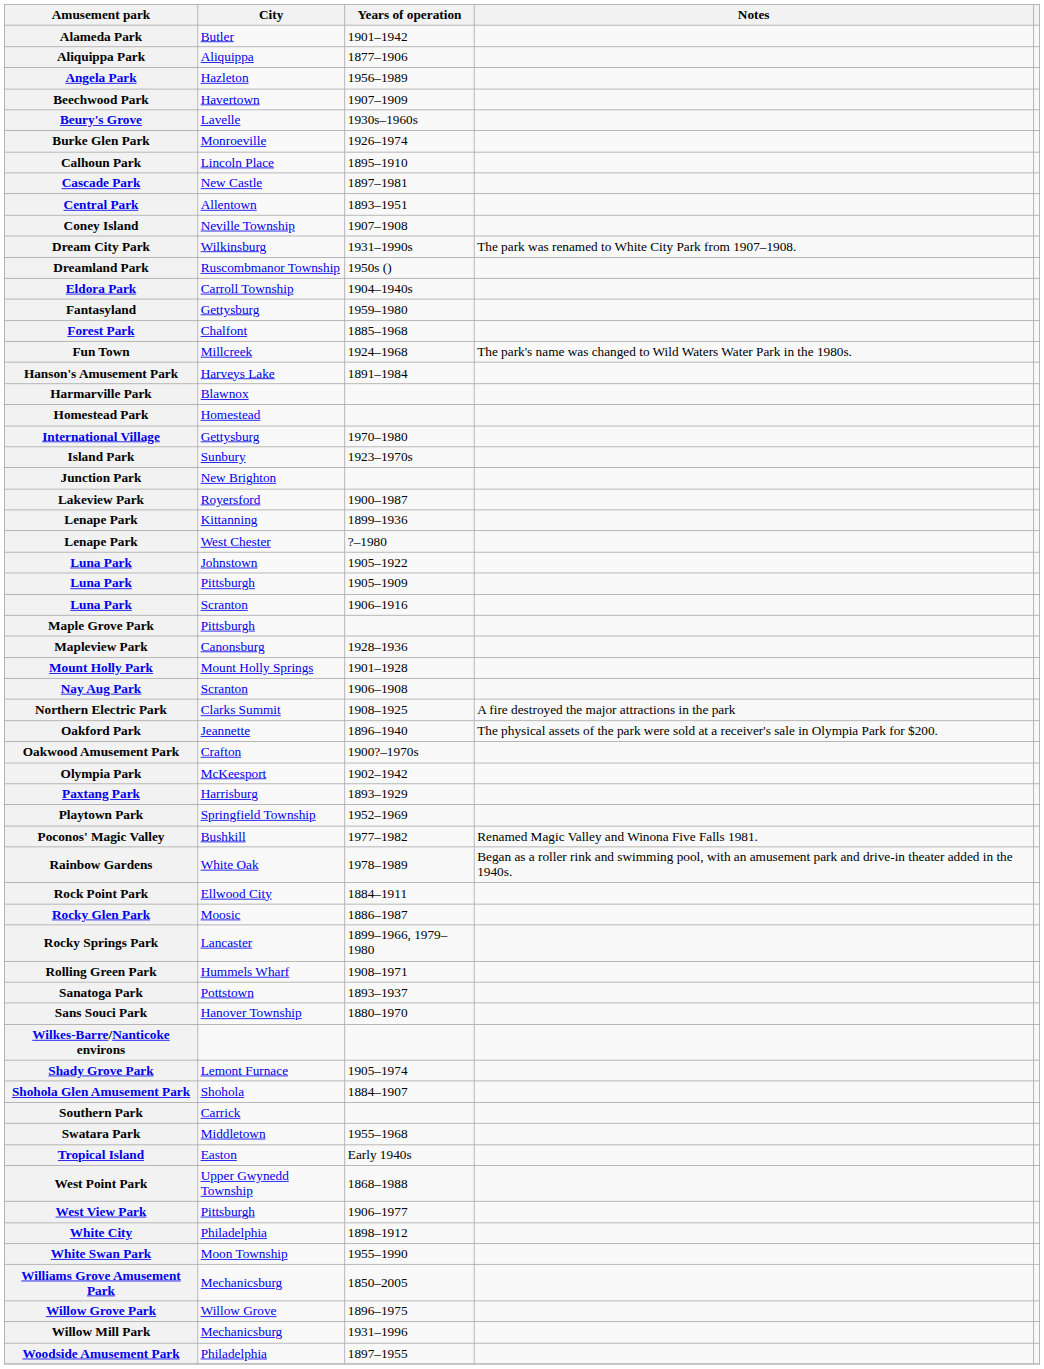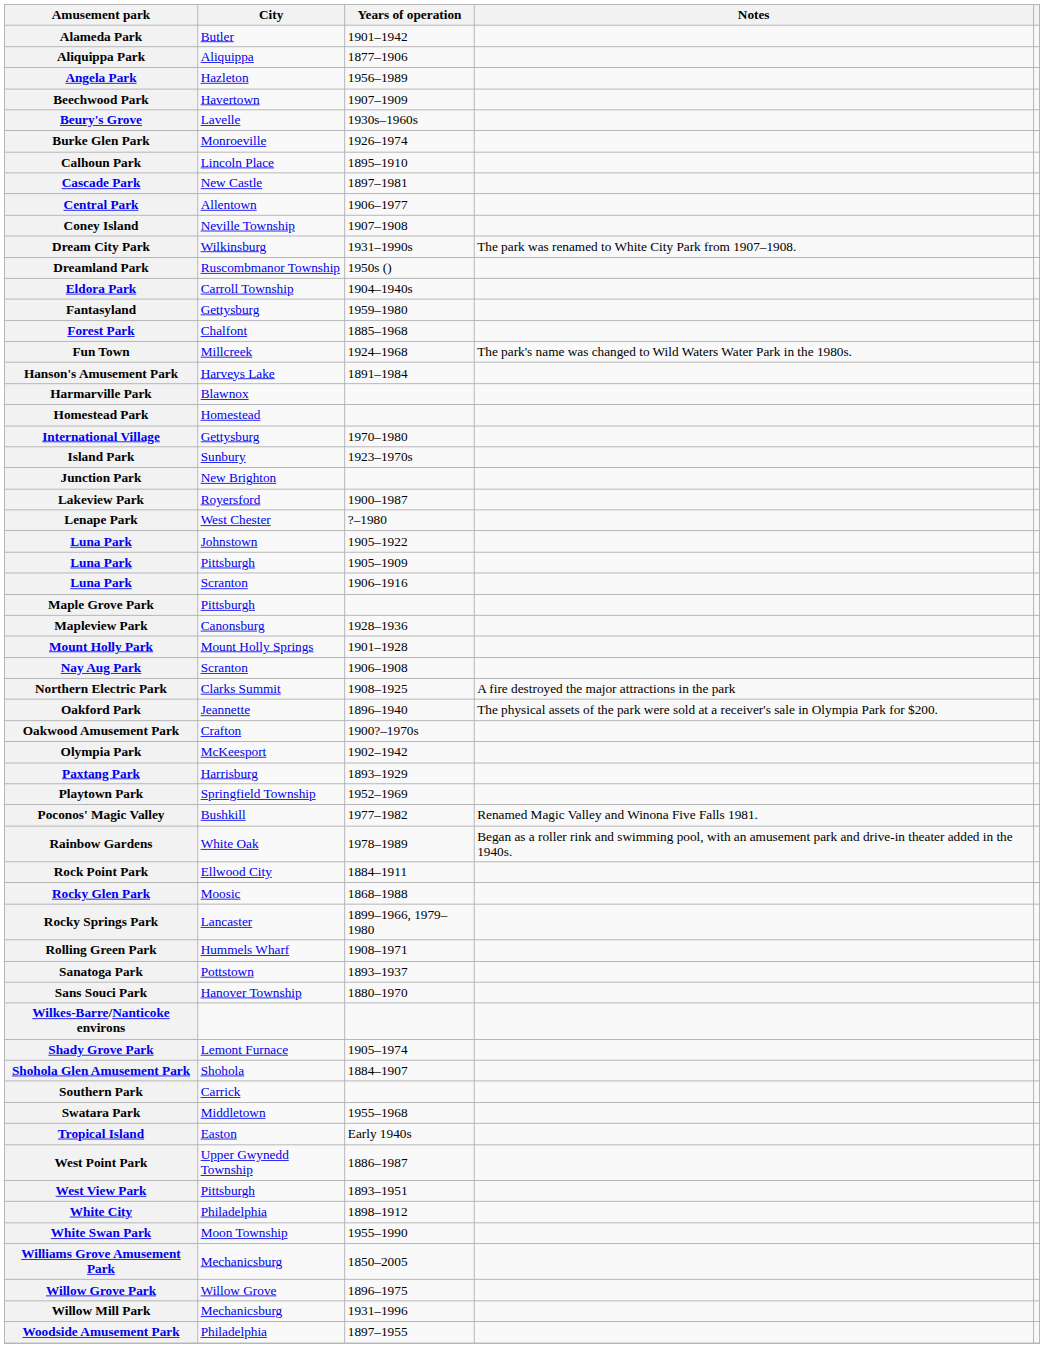(378, 204) 1893–1951 -> (378, 204) 1906–1977
- row: (101, 520)
(378, 914) 1886–1987 -> (378, 893) 1868–1988
(378, 1183) 1868–1988 -> (378, 1162) 1886–1987
(378, 1212) 1906–1977 -> (378, 1191) 1893–1951
